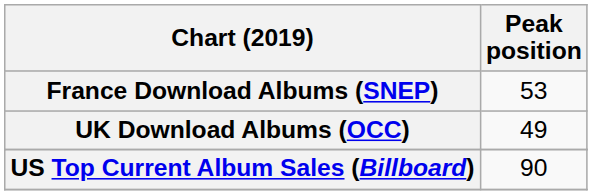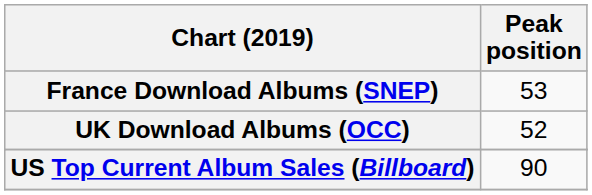(534, 129) 49 -> (534, 129) 52
